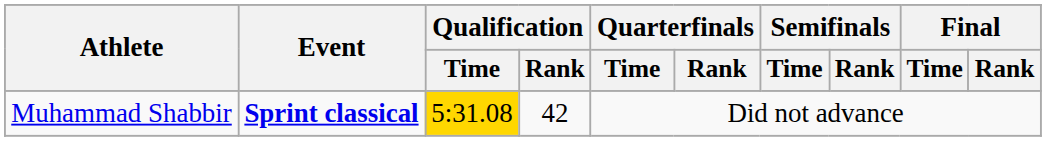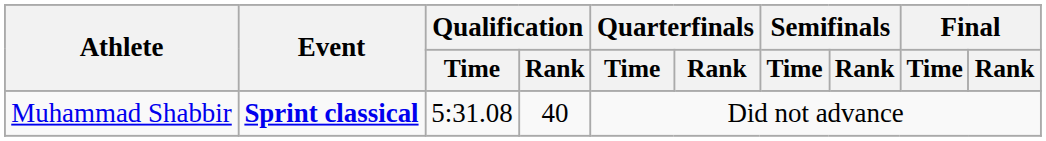(472, 113) gold background -> (472, 113) no background
(555, 113) 42 -> (555, 113) 40
